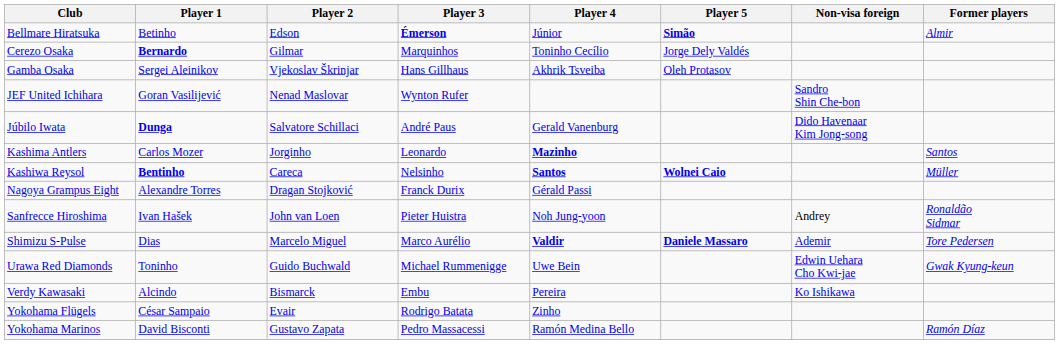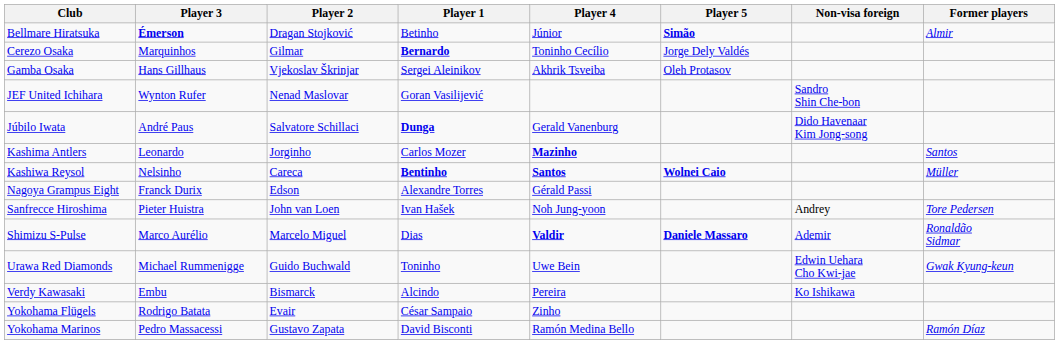columns swapped: (201, 13) <-> (464, 13)
(284, 32) Edson -> (311, 32) Dragan Stojković
(311, 190) Dragan Stojković -> (284, 190) Edson
(949, 216) Ronaldão Sidmar -> (960, 209) Tore Pedersen
(960, 241) Tore Pedersen -> (949, 234) Ronaldão Sidmar
